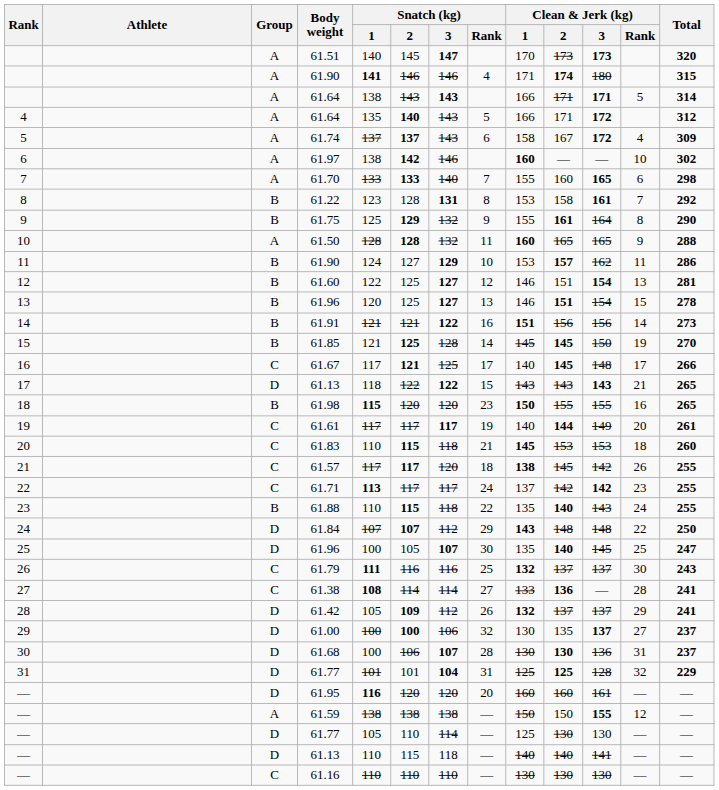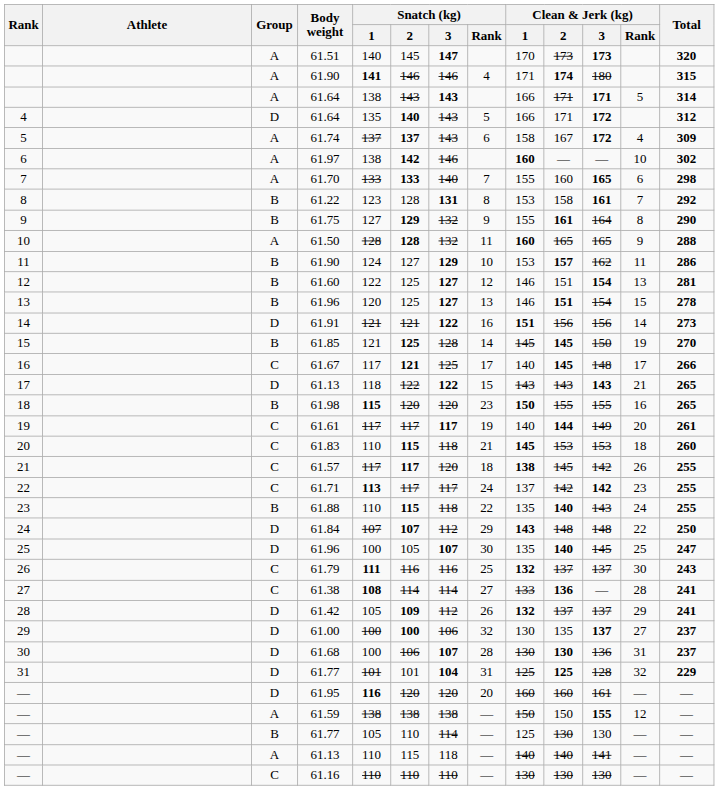(274, 117) A -> (274, 117) D
(371, 220) 125 -> (371, 220) 127
(274, 323) B -> (274, 323) D
(274, 734) D -> (274, 734) B
(274, 754) D -> (274, 754) A
